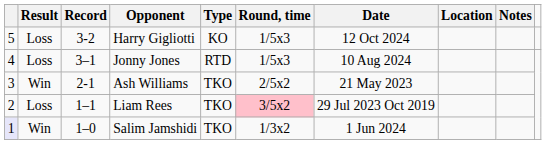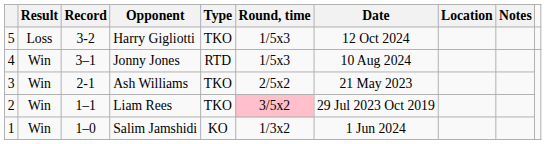(218, 38) KO -> (218, 38) TKO
(39, 61) Loss -> (39, 61) Win
(39, 106) Loss -> (39, 106) Win
(11, 128) lavender background -> (11, 128) no background
(218, 128) TKO -> (218, 128) KO
